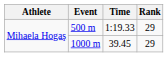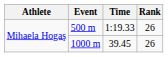(150, 28) 29 -> (150, 28) 26
(150, 44) 29 -> (150, 44) 26
